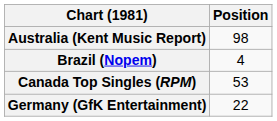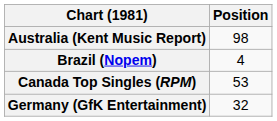(241, 104) 22 -> (241, 104) 32
